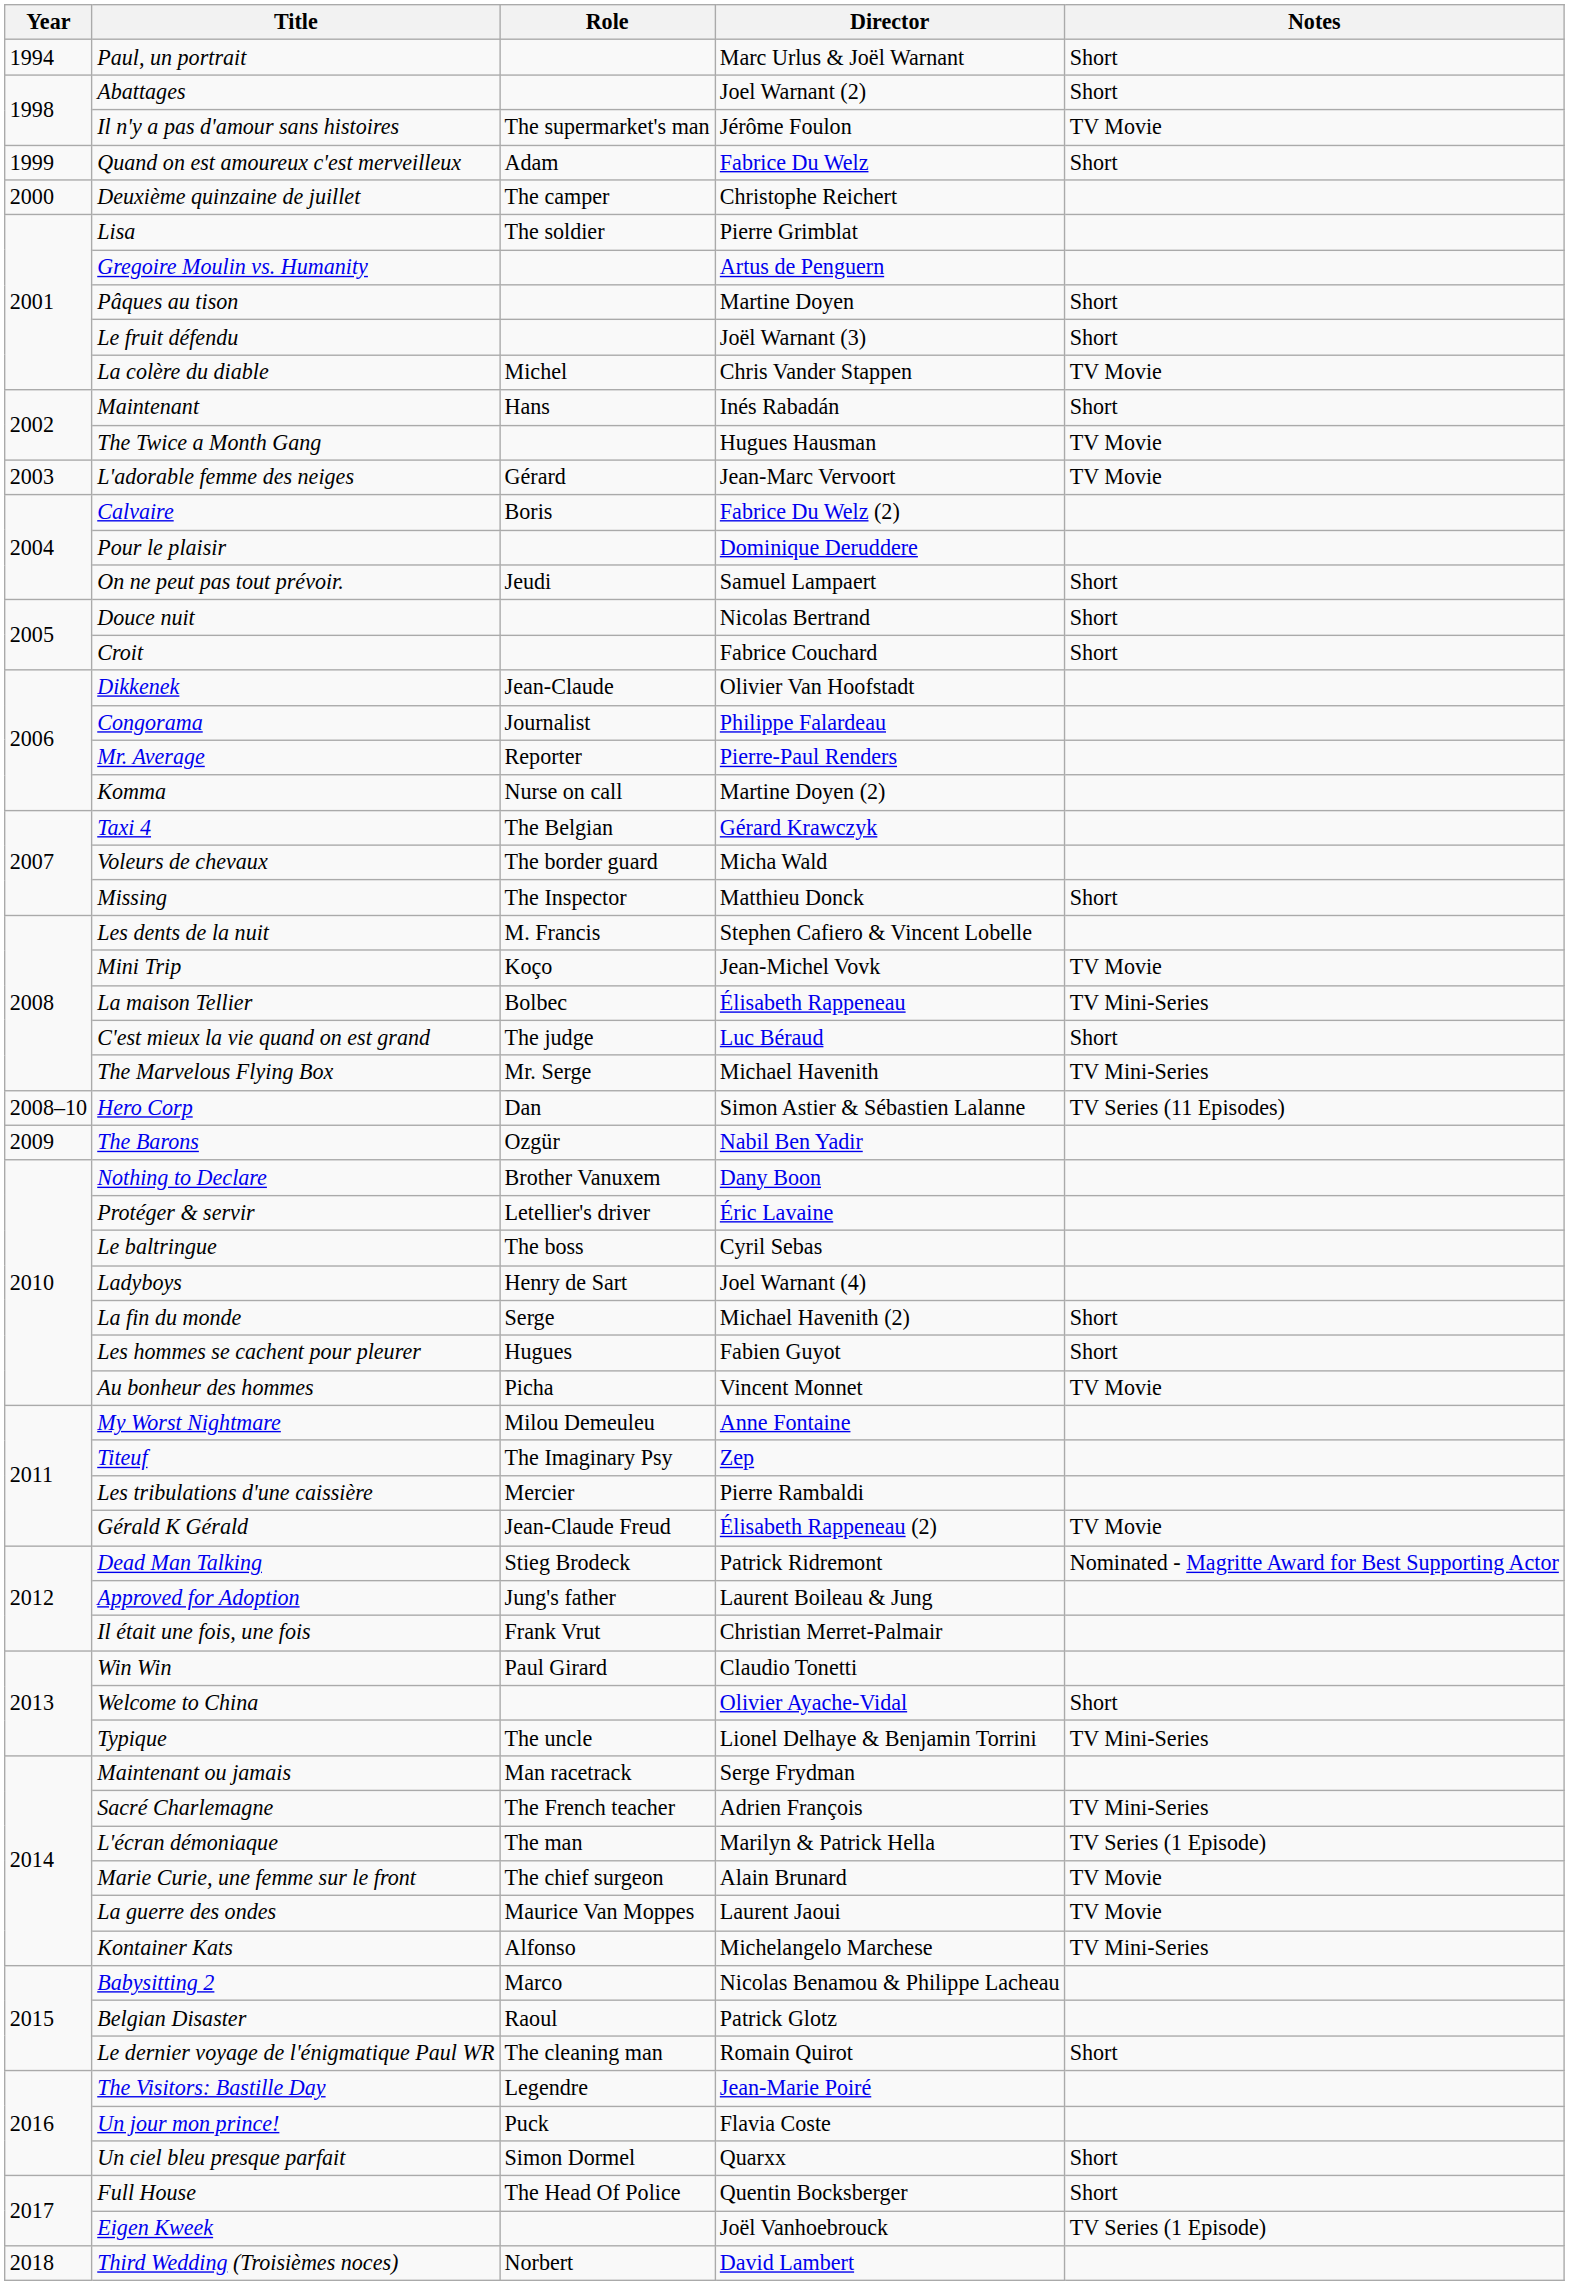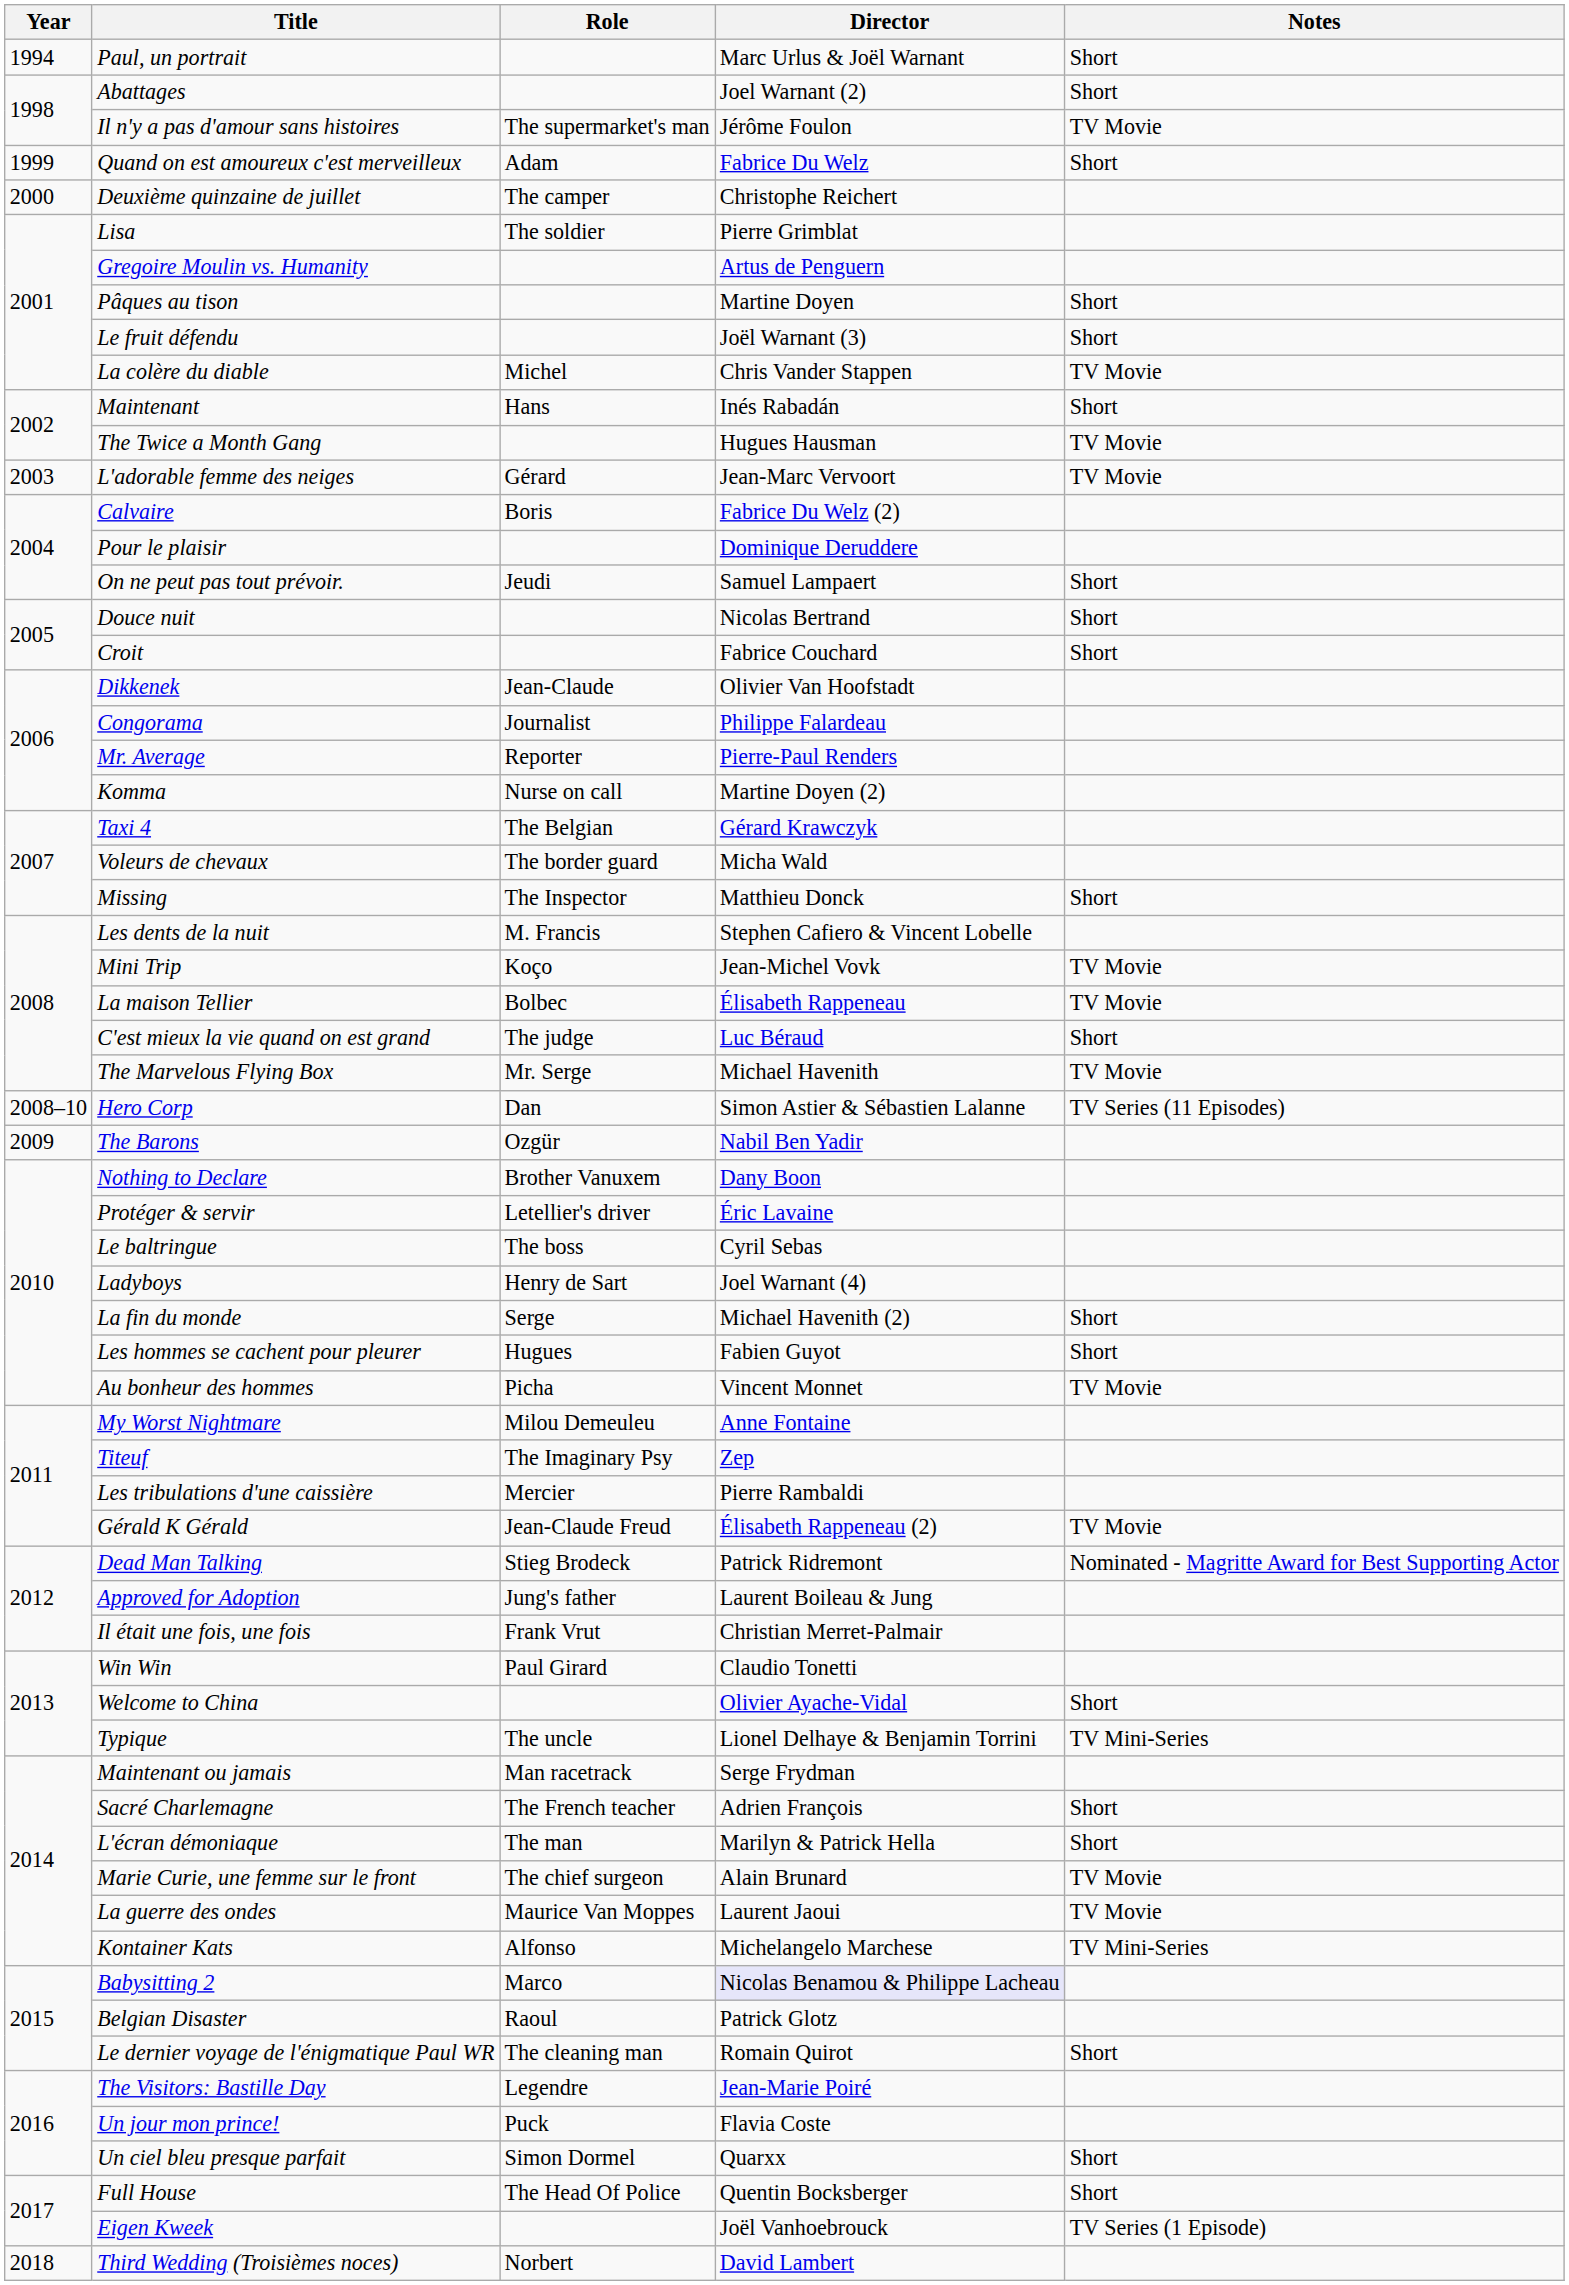(1139, 1002) TV Mini-Series -> (1116, 1002) TV Movie
(1139, 1072) TV Mini-Series -> (1116, 1072) TV Movie
(1139, 1807) TV Mini-Series -> (1094, 1807) Short
(1168, 1842) TV Series (1 Episode) -> (1094, 1842) Short
(890, 1982) no background -> (890, 1982) lavender background
